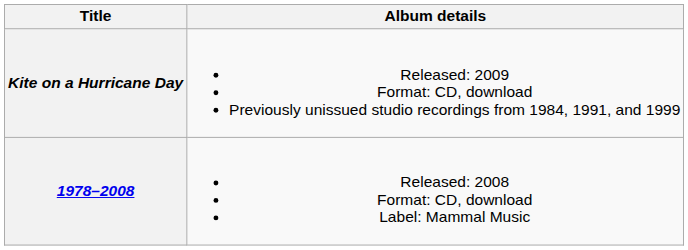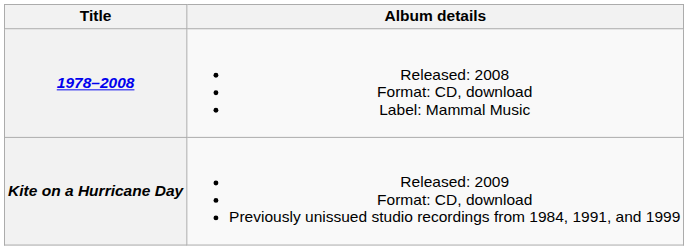rows swapped: (96, 191) <-> (96, 83)
